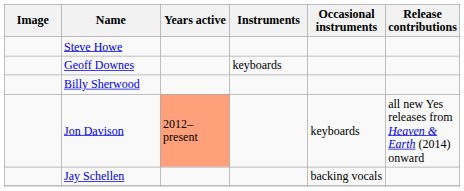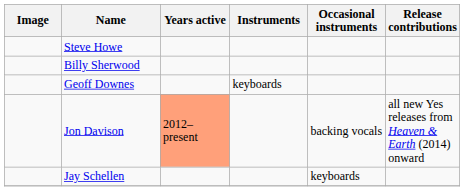rows swapped: (99, 65) <-> (102, 84)
(335, 130) keyboards -> (346, 130) backing vocals
(346, 176) backing vocals -> (335, 176) keyboards
